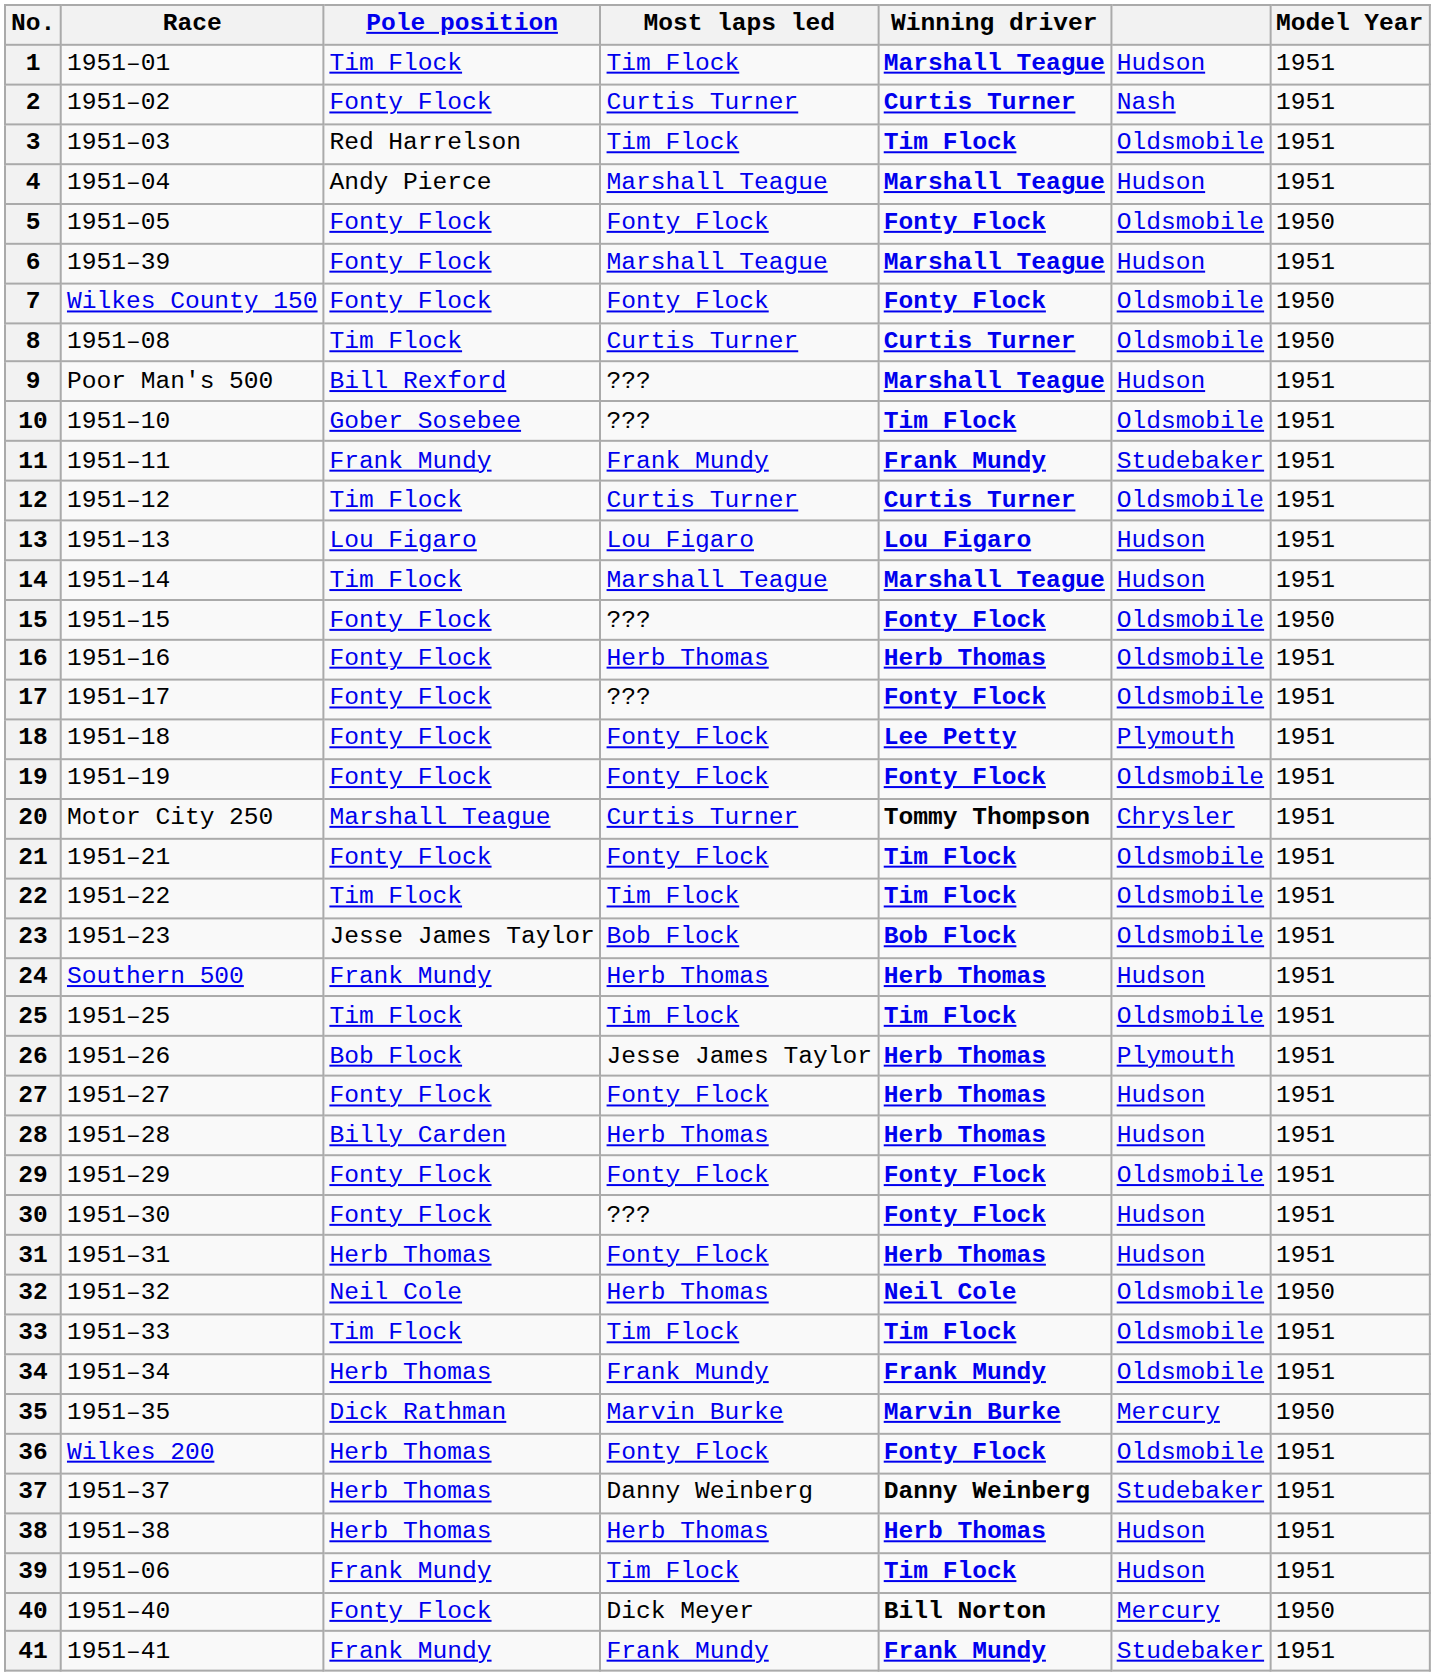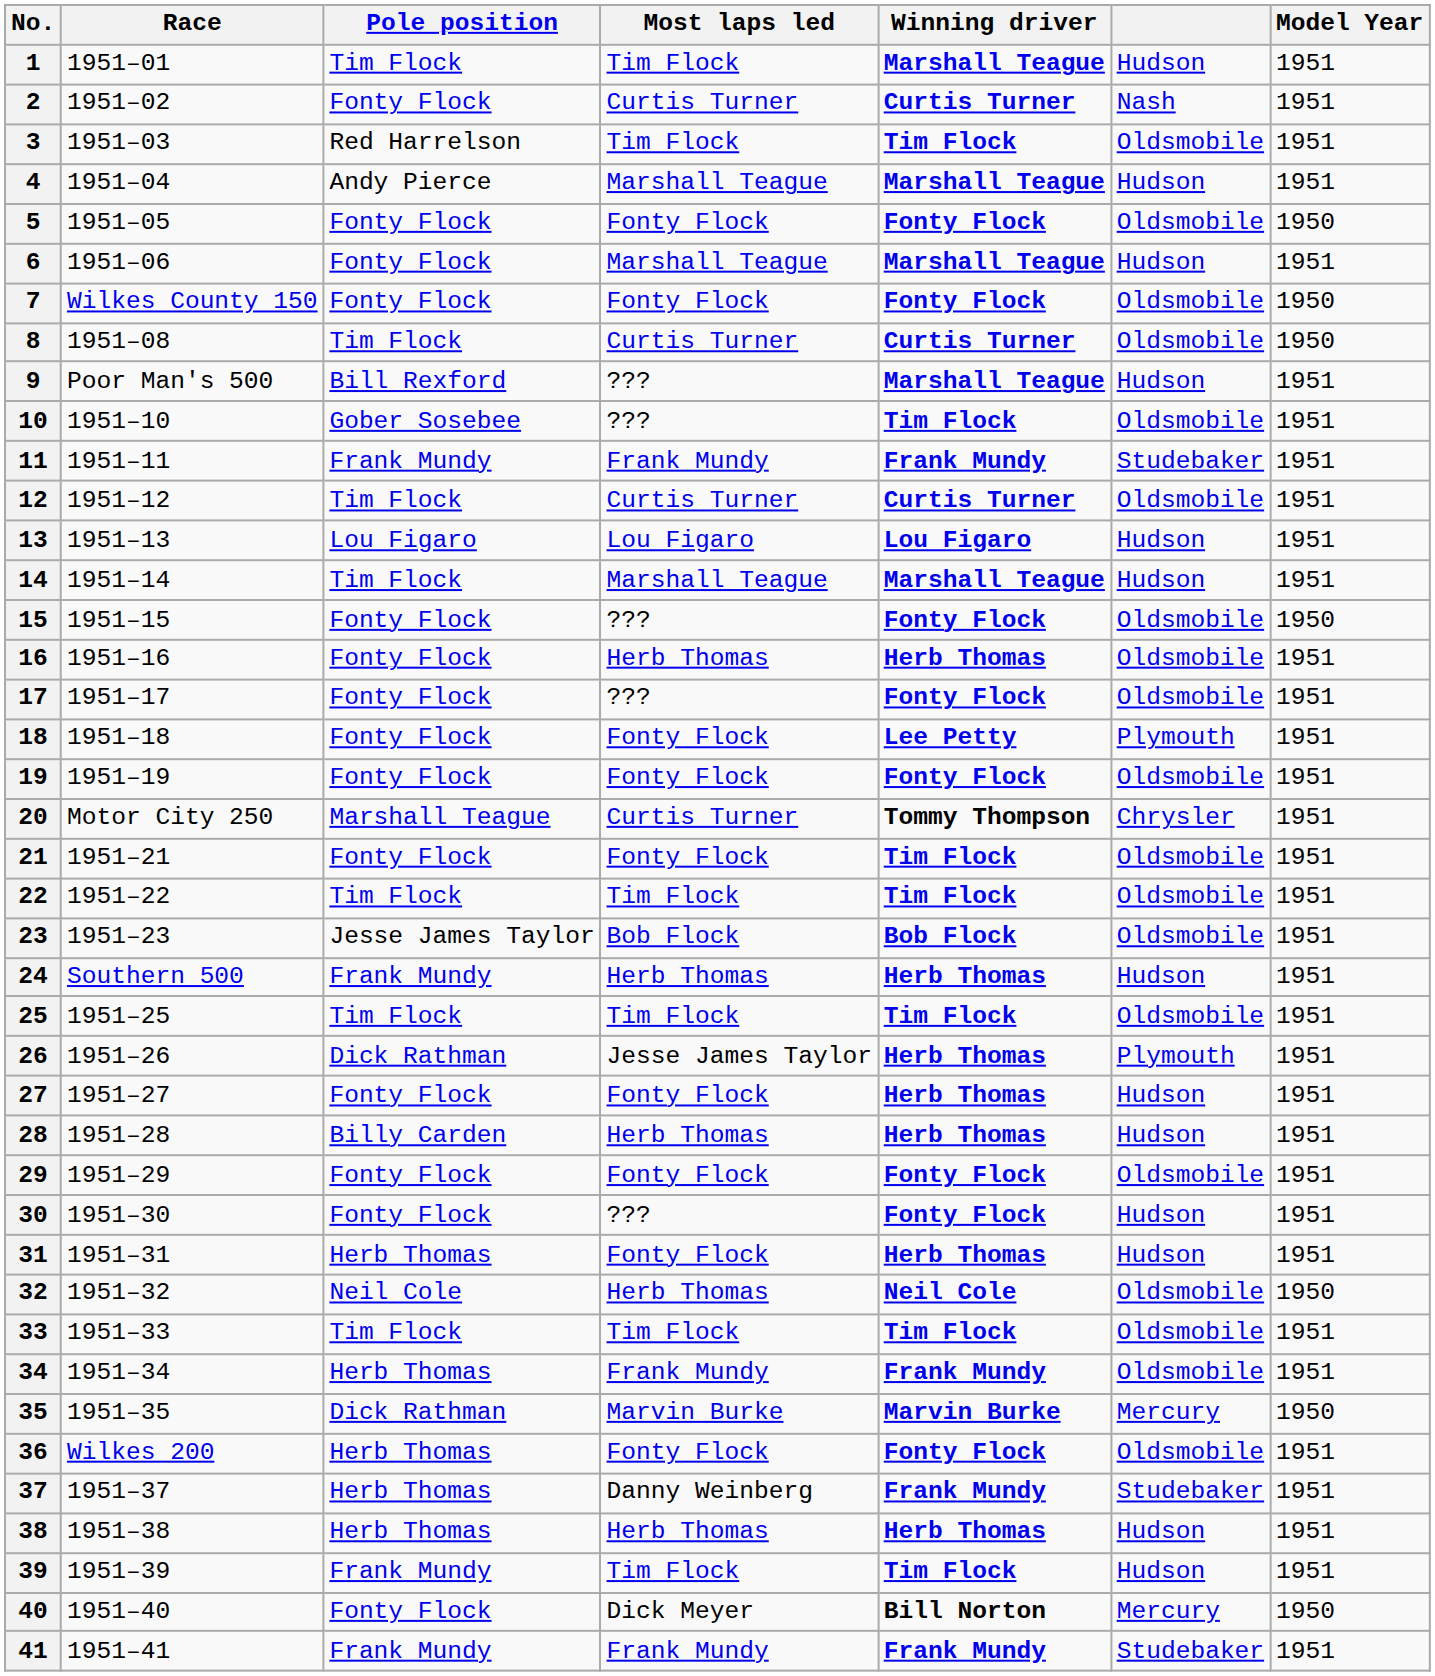(119, 263) 1951–39 -> (119, 263) 1951–06
(396, 1057) Bob Flock -> (418, 1057) Dick Rathman
(987, 1493) Danny Weinberg -> (965, 1493) Frank Mundy
(119, 1573) 1951–06 -> (119, 1573) 1951–39
